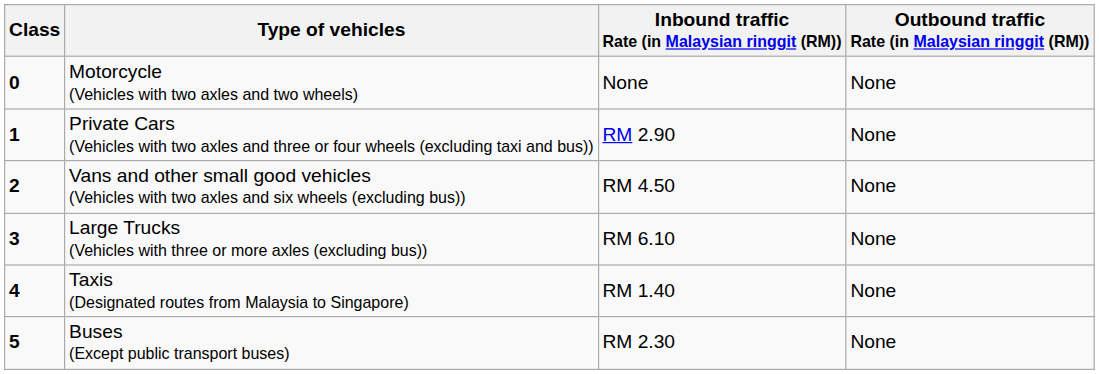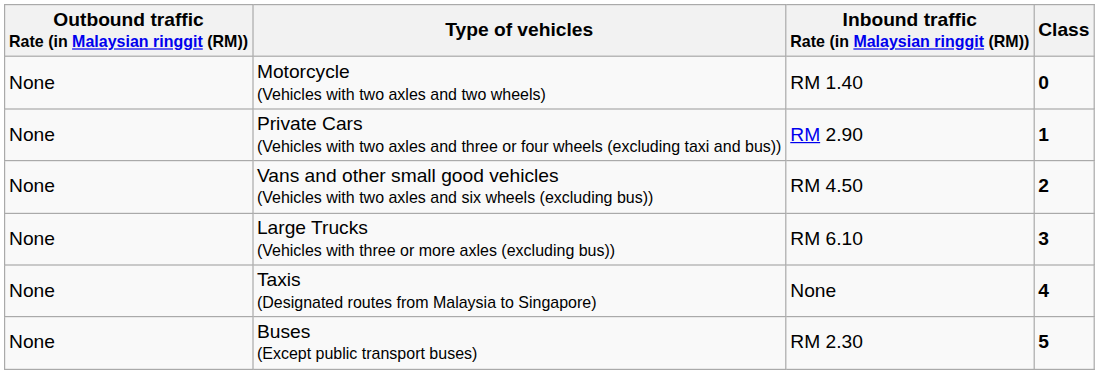columns swapped: (35, 30) <-> (970, 30)
(625, 82) None -> (827, 82) RM 1.40
(639, 290) RM 1.40 -> (813, 290) None
